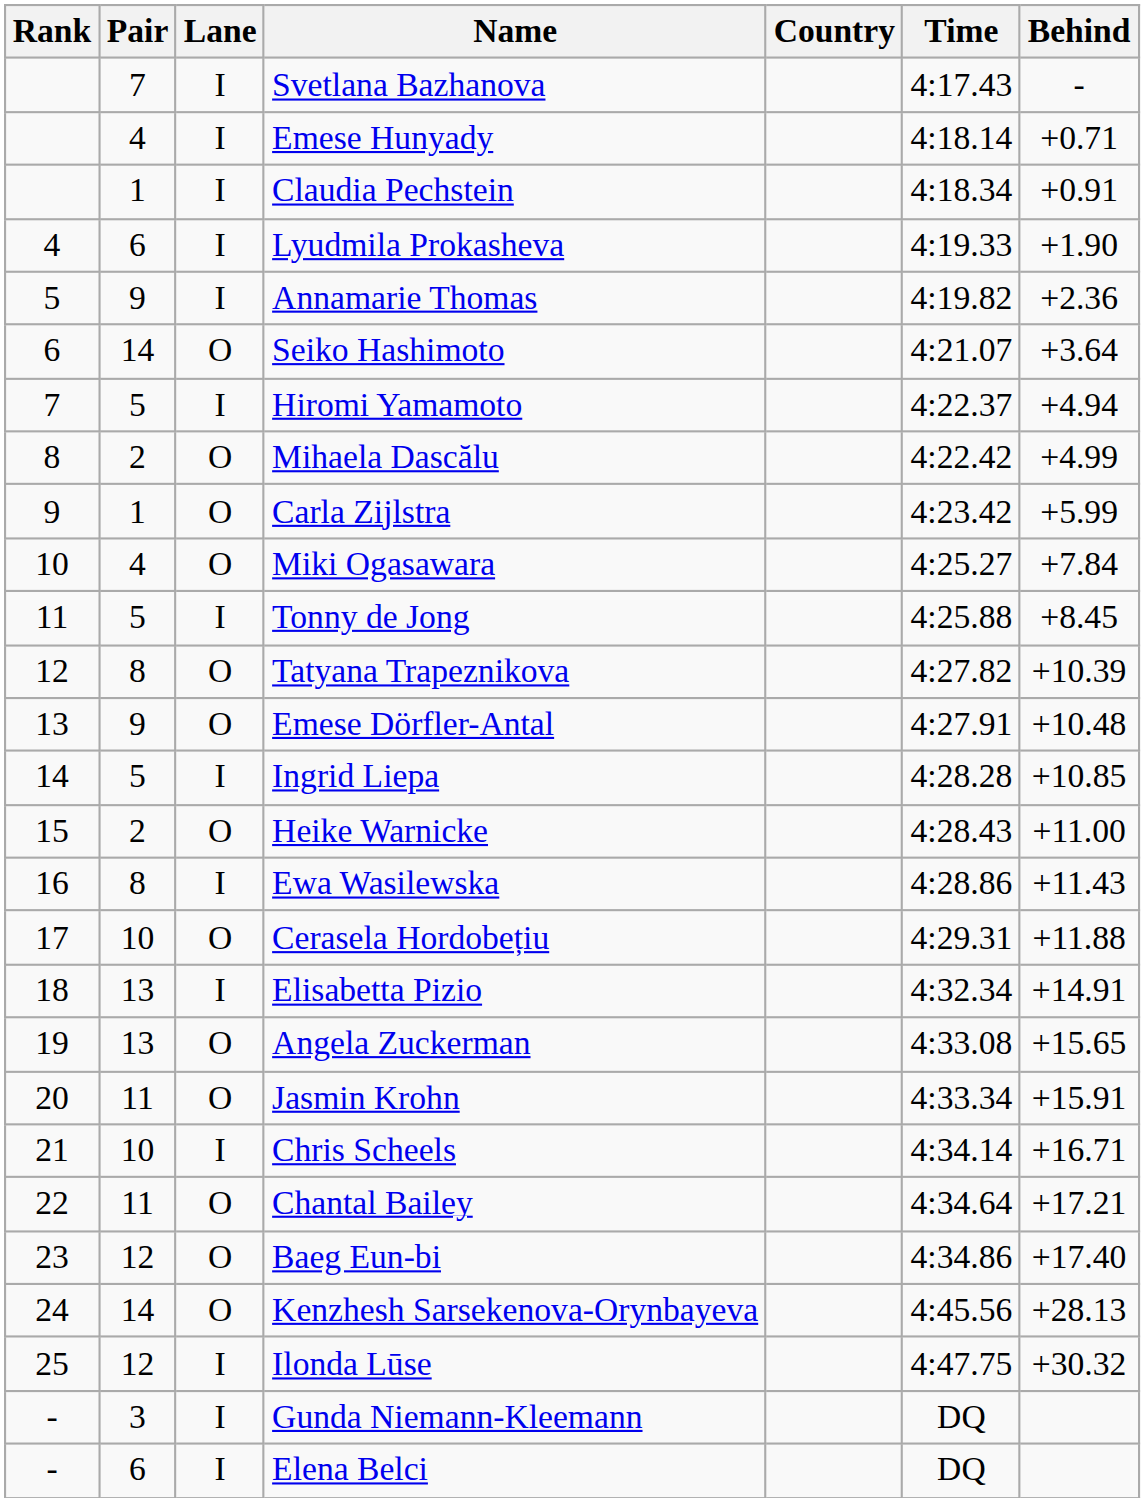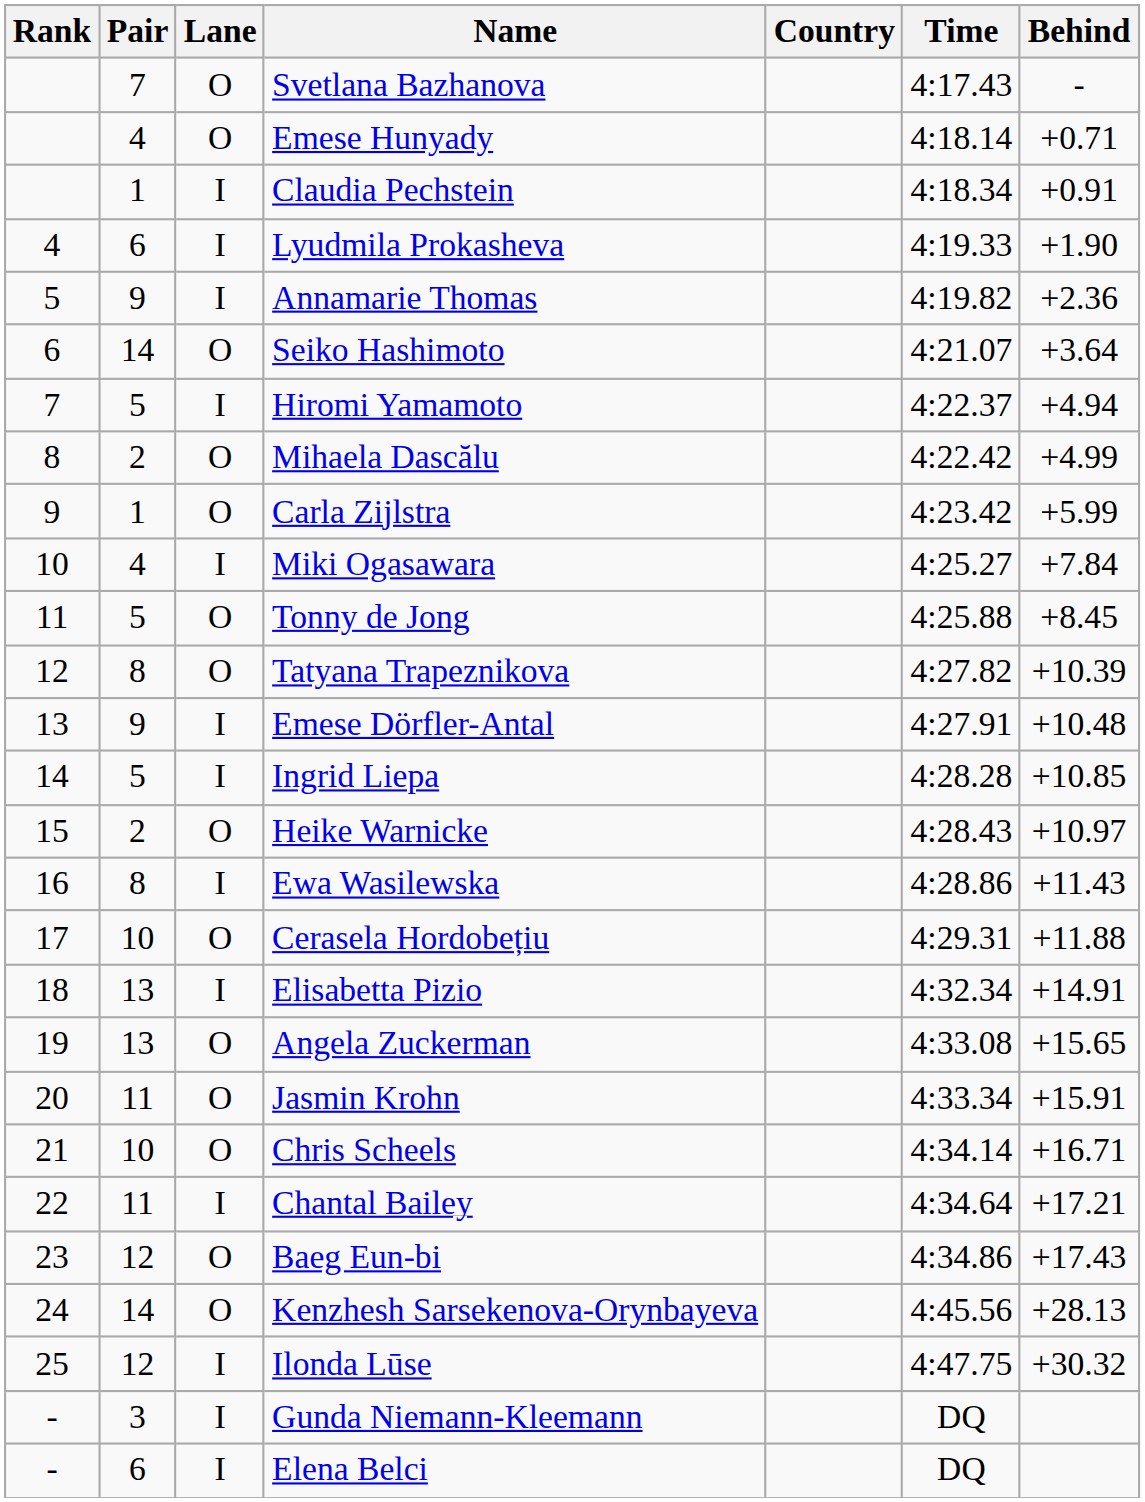(220, 84) I -> (220, 84) O
(220, 137) I -> (220, 137) O
(220, 564) O -> (220, 564) I
(220, 617) I -> (220, 617) O
(220, 723) O -> (220, 723) I
(1079, 830) +11.00 -> (1079, 830) +10.97
(220, 1150) I -> (220, 1150) O
(220, 1203) O -> (220, 1203) I
(1079, 1256) +17.40 -> (1079, 1256) +17.43
